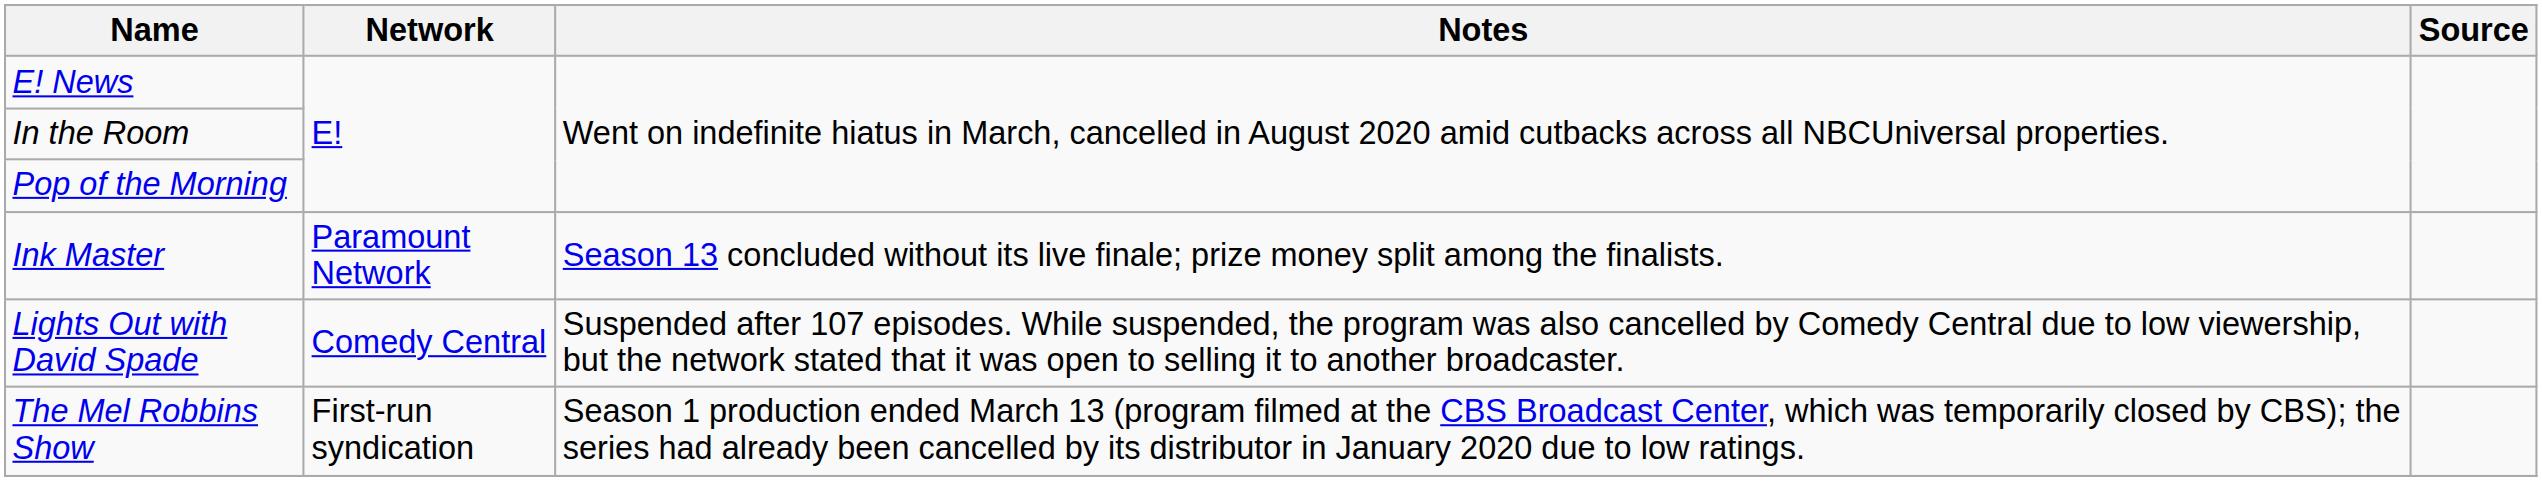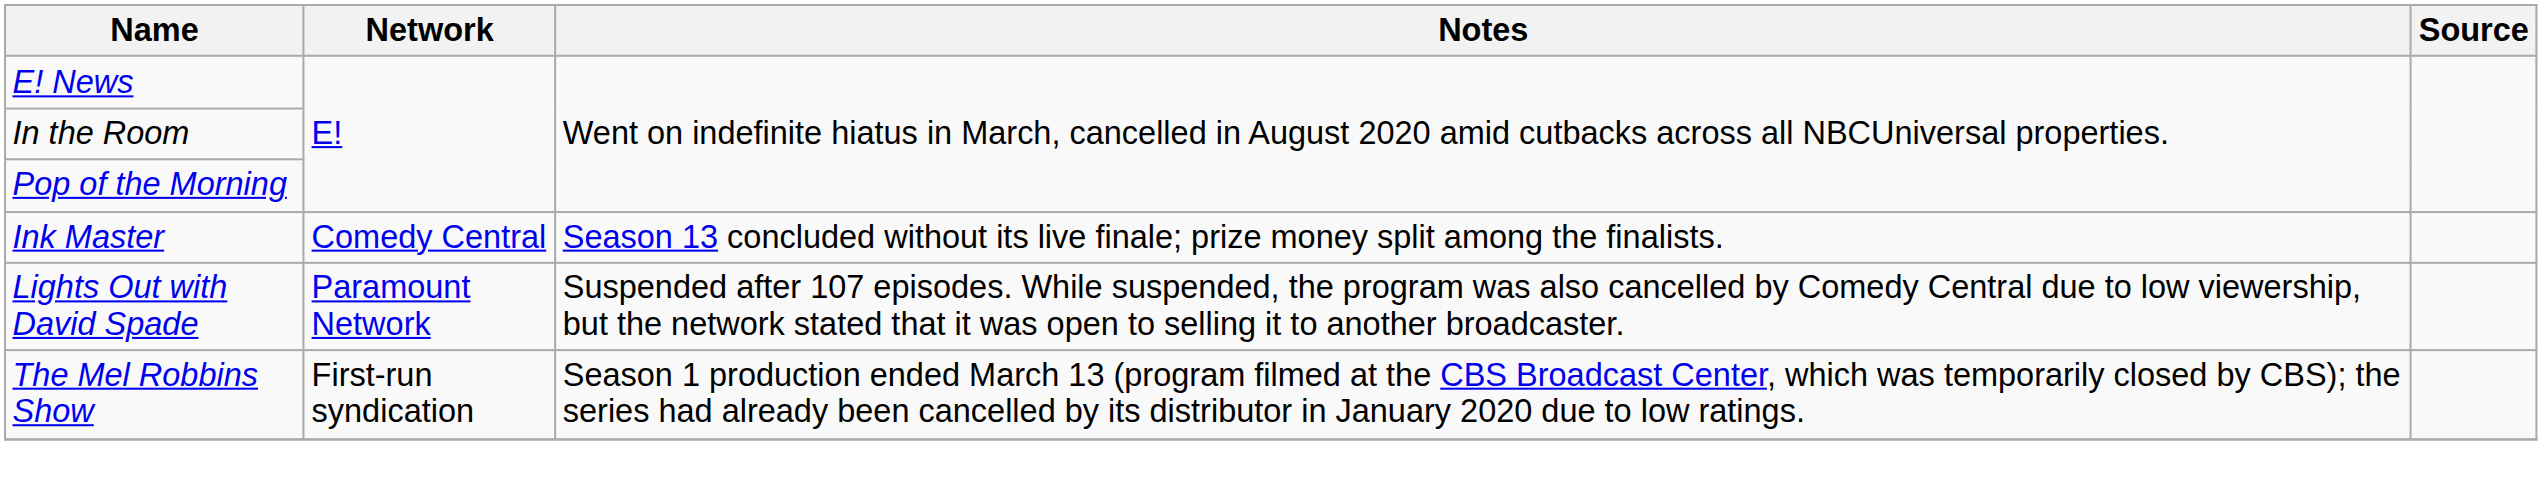(391, 254) Paramount Network -> (429, 236) Comedy Central
(429, 342) Comedy Central -> (391, 306) Paramount Network
